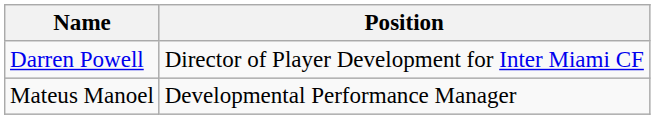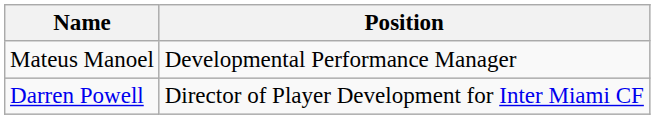rows swapped: (77, 59) <-> (82, 95)
